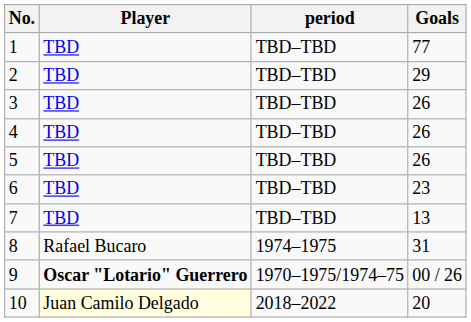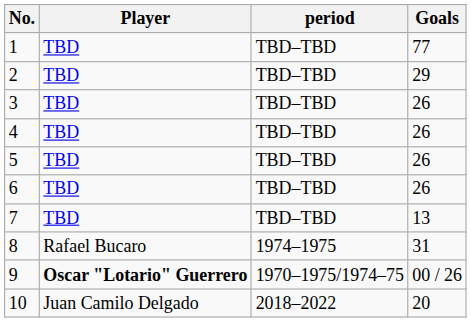(421, 189) 23 -> (421, 189) 26
(121, 302) lightyellow background -> (121, 302) no background
